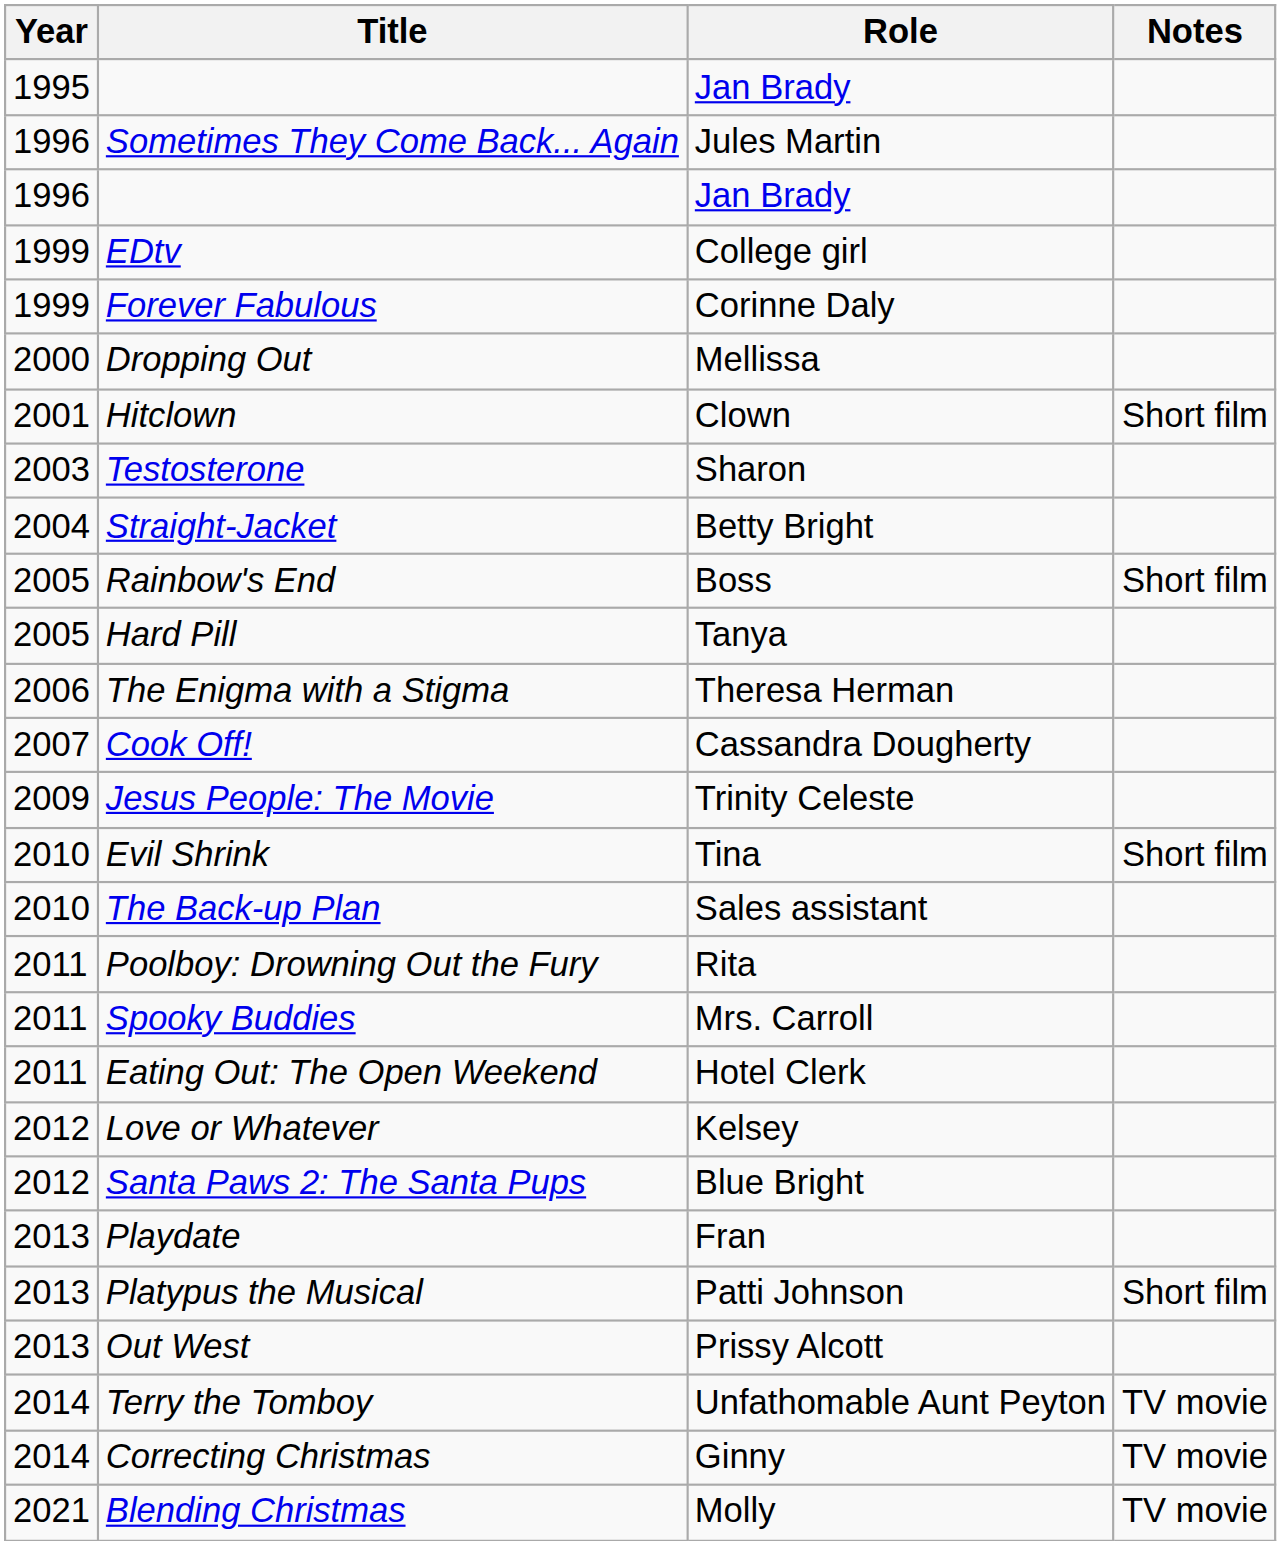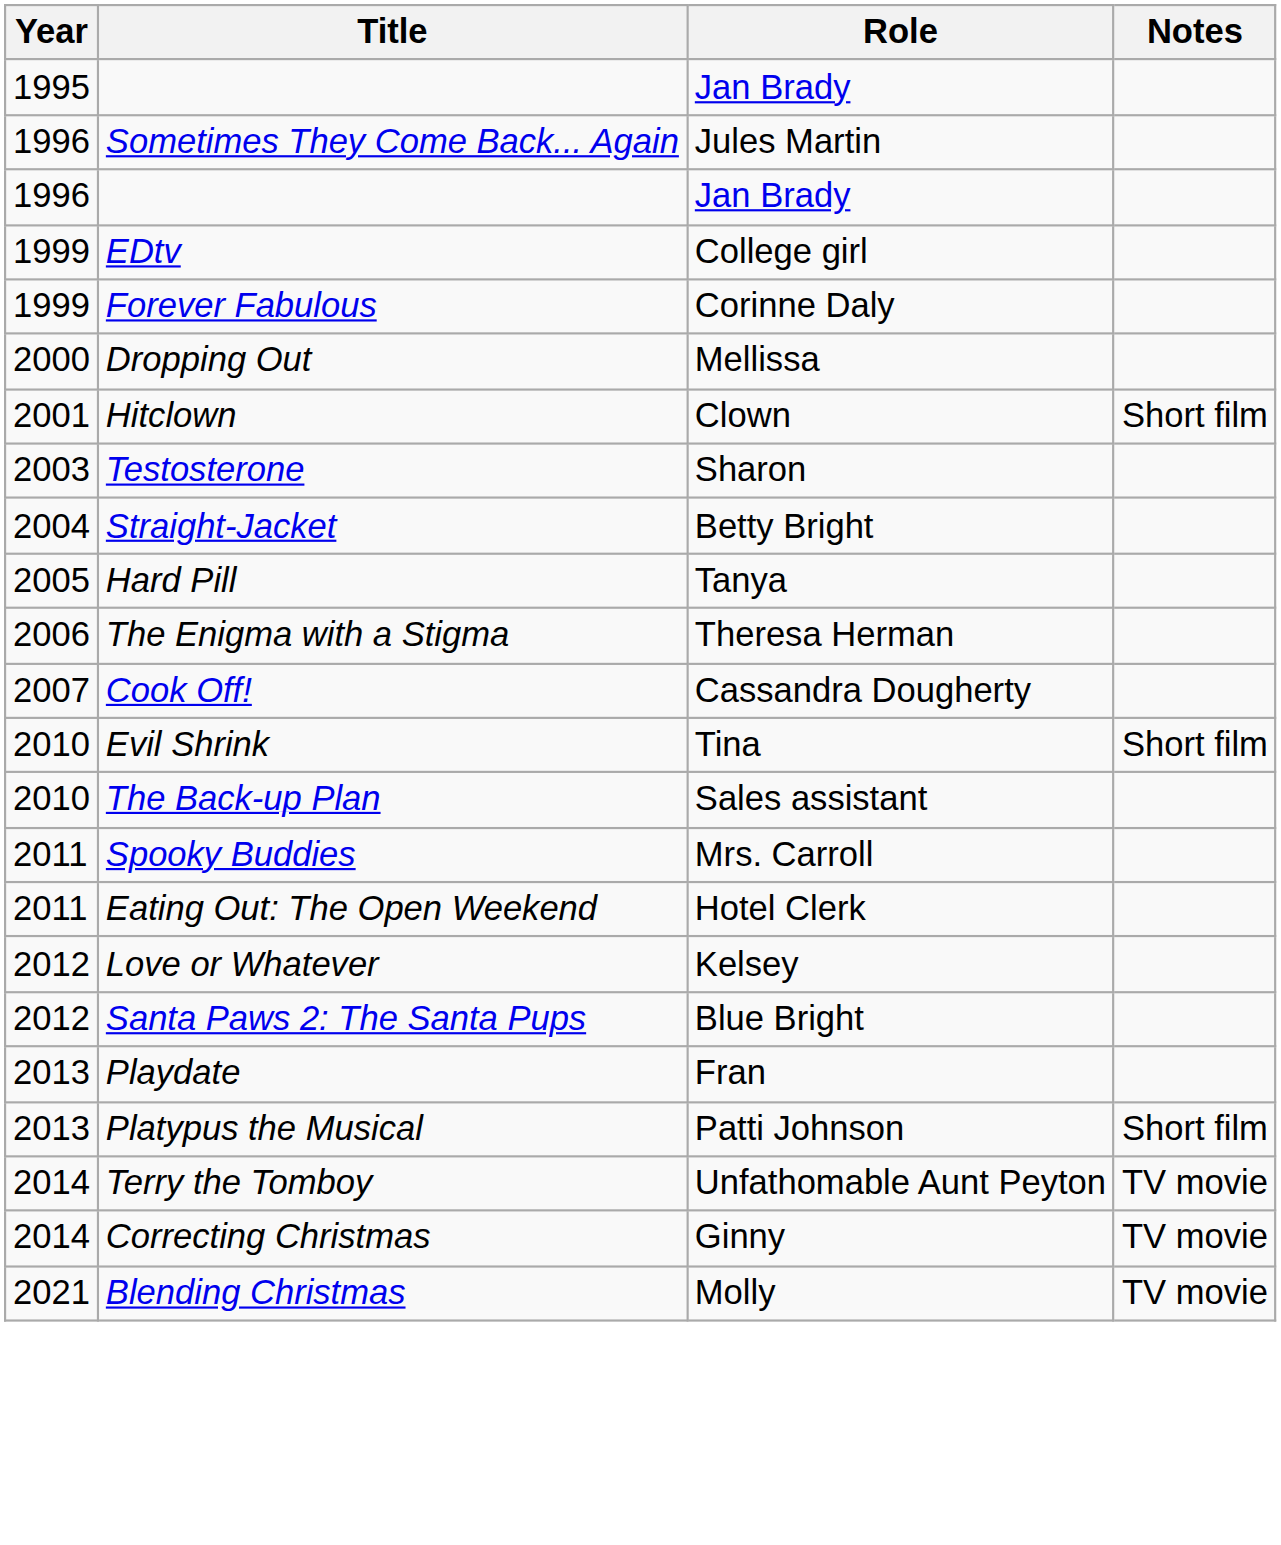- row: (51, 580)
- row: (51, 799)
- row: (50, 963)
- row: (51, 1347)
